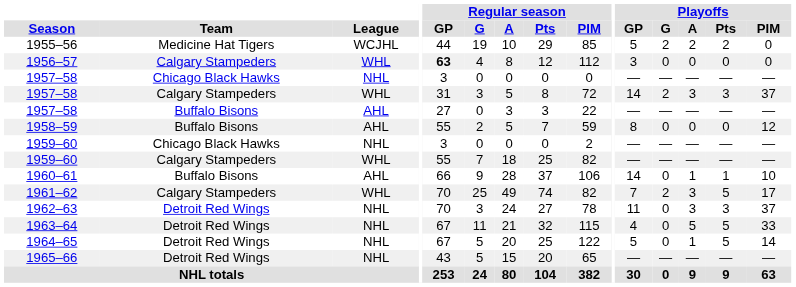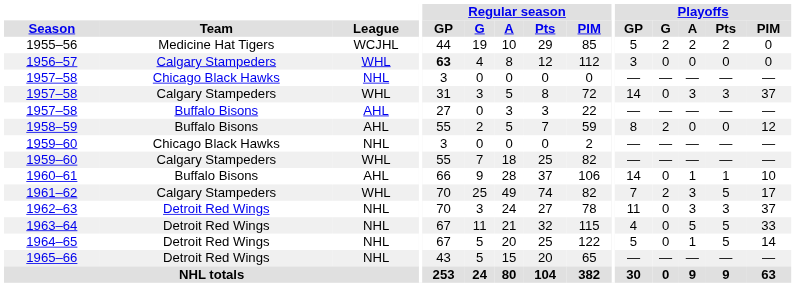(666, 94) 2 -> (666, 94) 0
(666, 127) 0 -> (666, 127) 2
